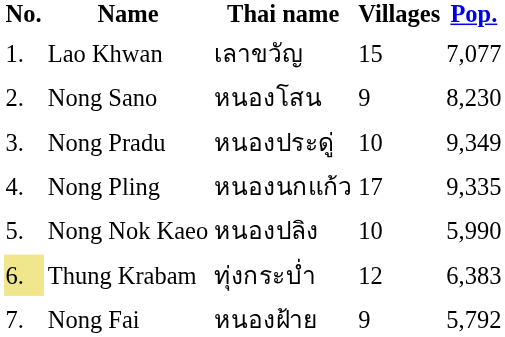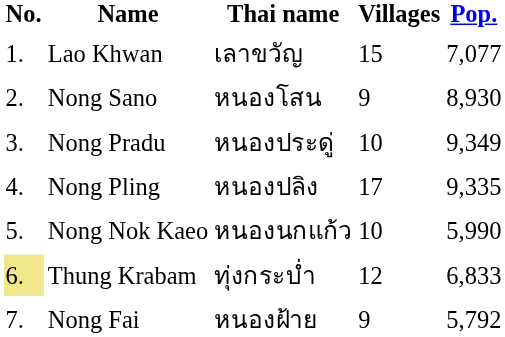(474, 97) 8,230 -> (474, 97) 8,930
(283, 186) หนองนกแก้ว -> (266, 186) หนองปลิง
(266, 231) หนองปลิง -> (283, 231) หนองนกแก้ว
(474, 274) 6,383 -> (474, 274) 6,833
